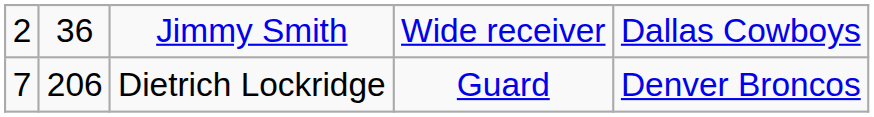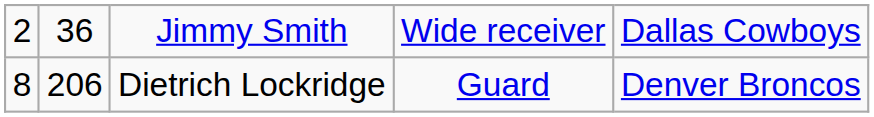(22, 84) 7 -> (22, 84) 8
